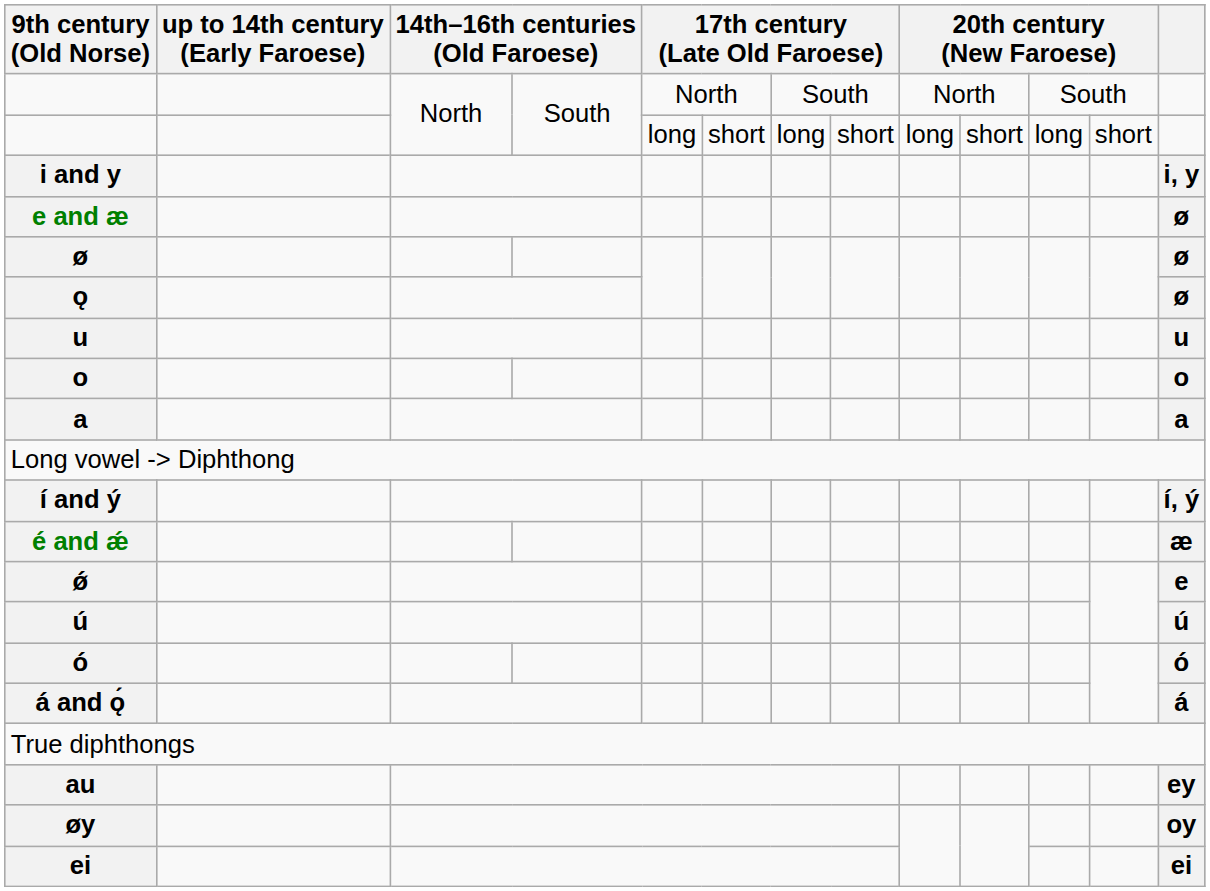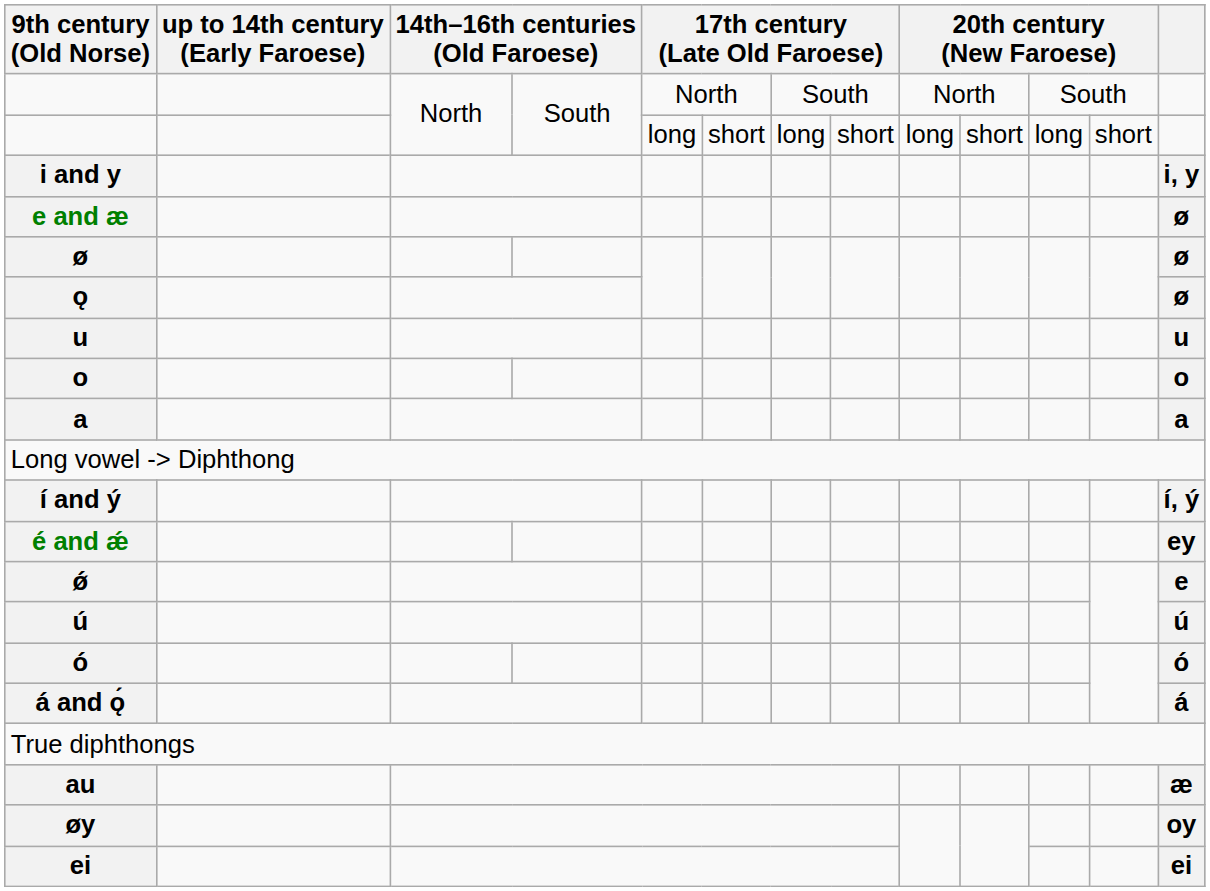(1181, 540) æ -> (1181, 540) ey
(1181, 784) ey -> (1181, 784) æ
